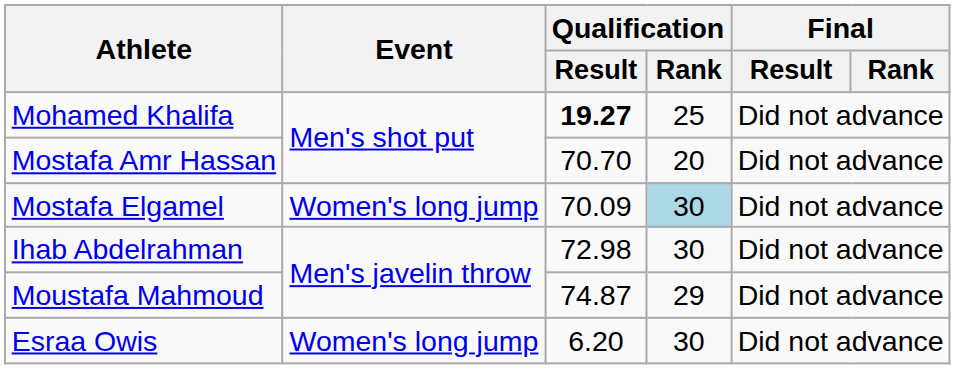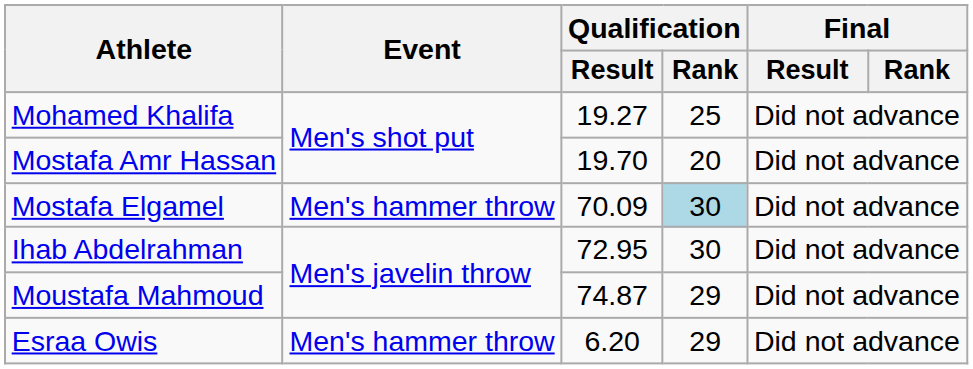(596, 115) bold -> (612, 115) normal
(596, 161) 70.70 -> (612, 161) 19.70
(414, 206) Women's long jump -> (422, 206) Men's hammer throw
(596, 251) 72.98 -> (612, 251) 72.95
(414, 341) Women's long jump -> (422, 341) Men's hammer throw
(689, 341) 30 -> (705, 341) 29
